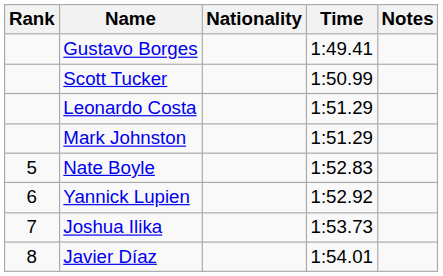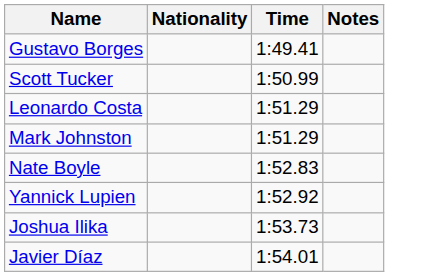- column: (32, 19)
